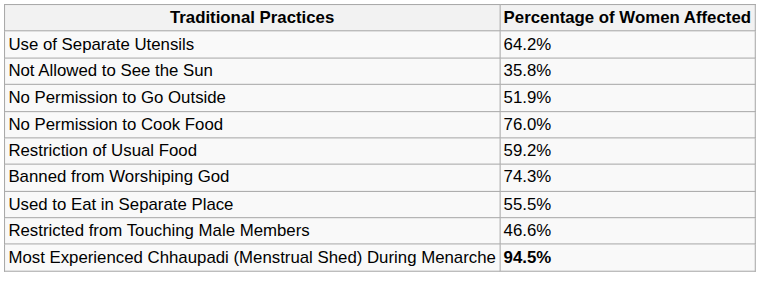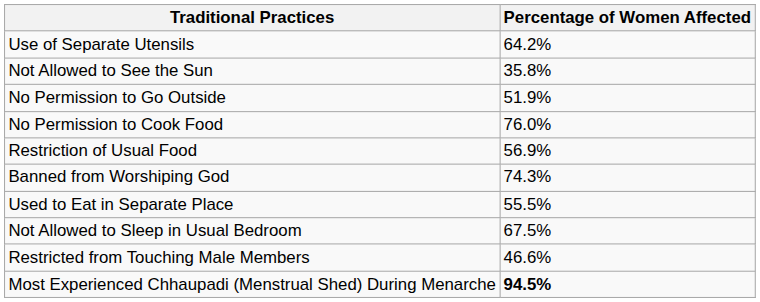(527, 151) 59.2% -> (527, 151) 56.9%
+ row: (155, 230)
